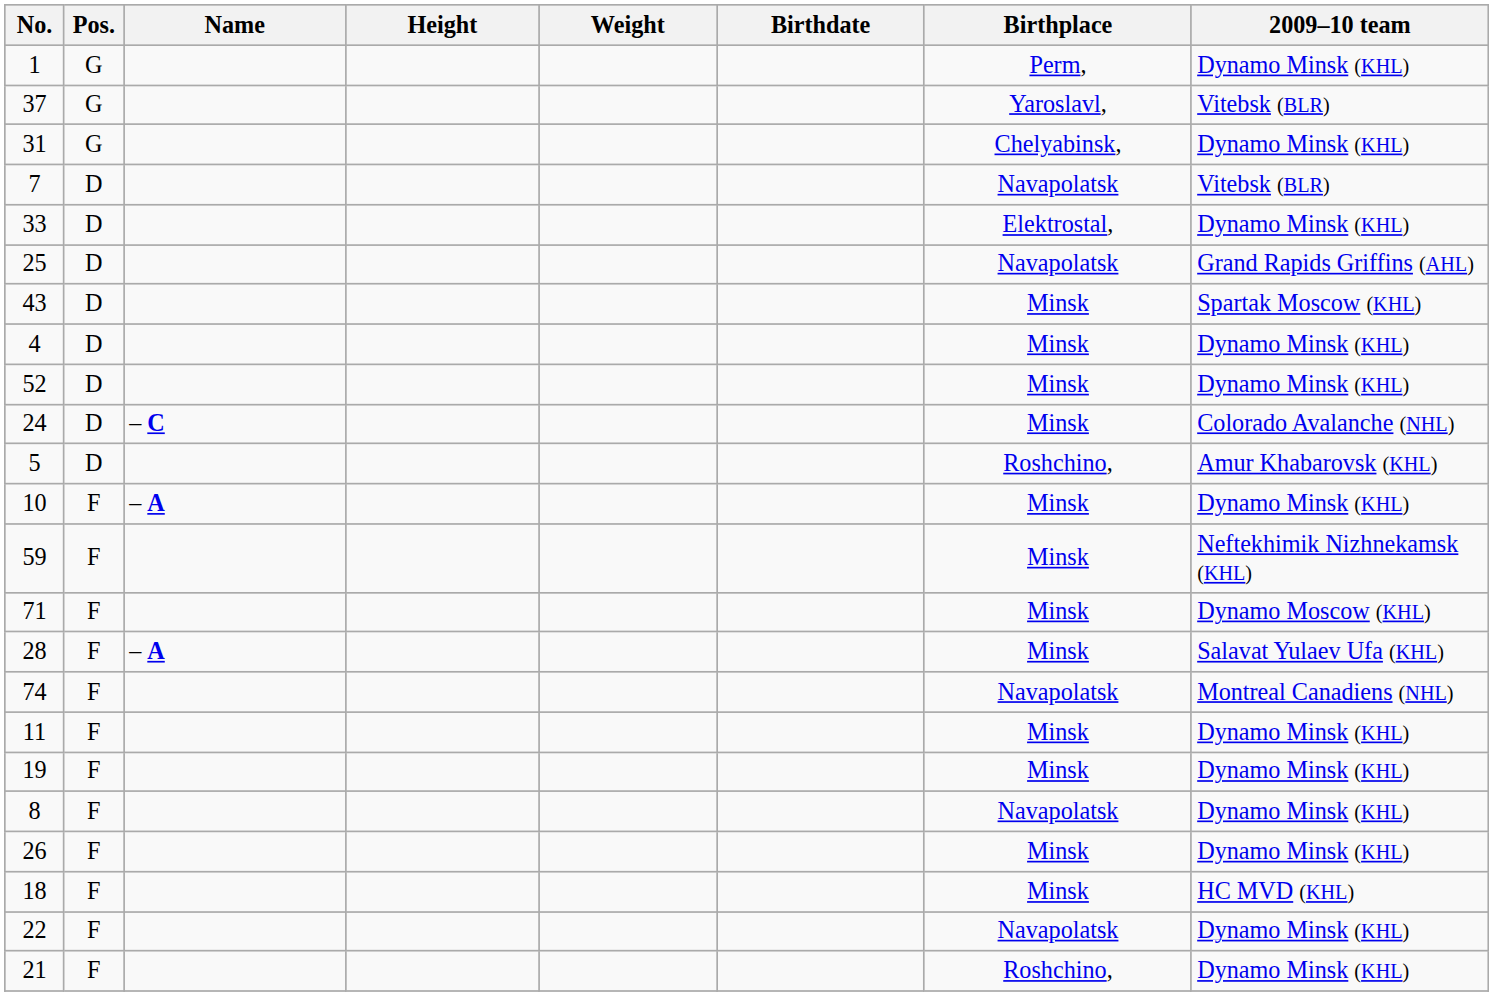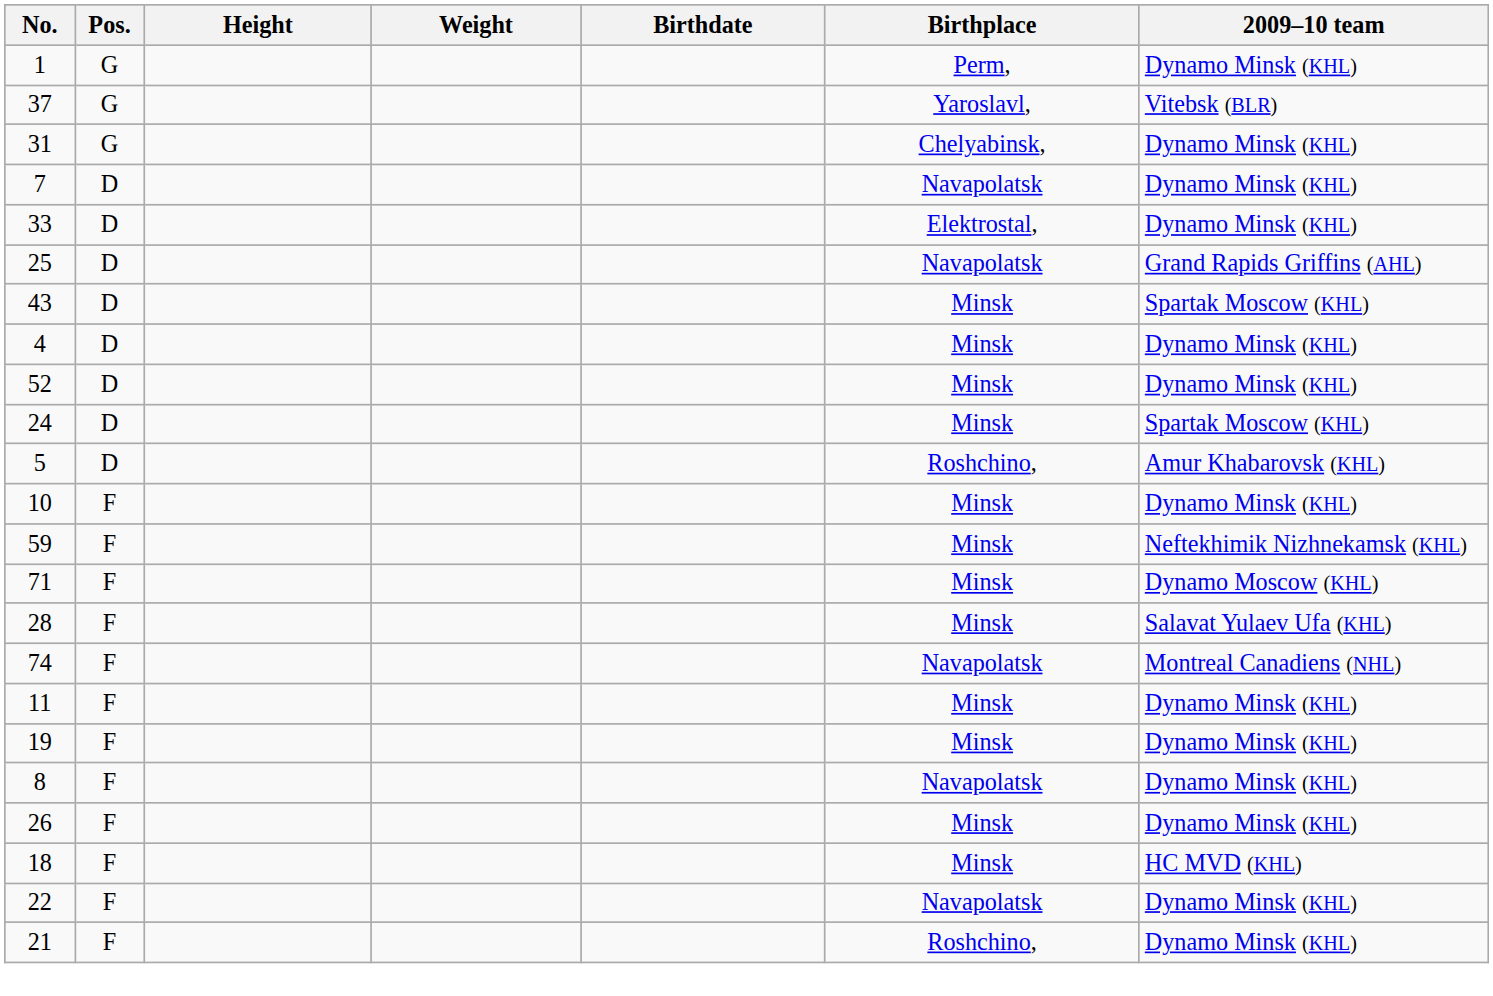- column: (235, 24)
(1263, 184) Vitebsk (BLR) -> (1251, 184) Dynamo Minsk (KHL)
(1326, 423) Colorado Avalanche (NHL) -> (1257, 423) Spartak Moscow (KHL)
